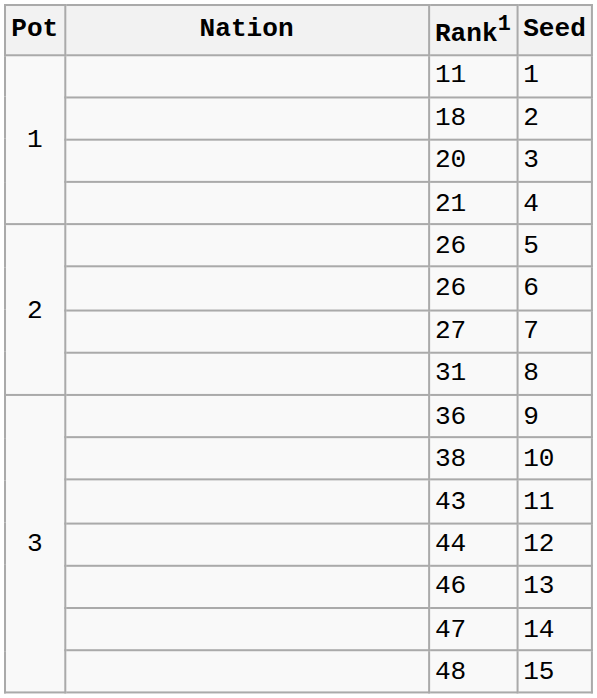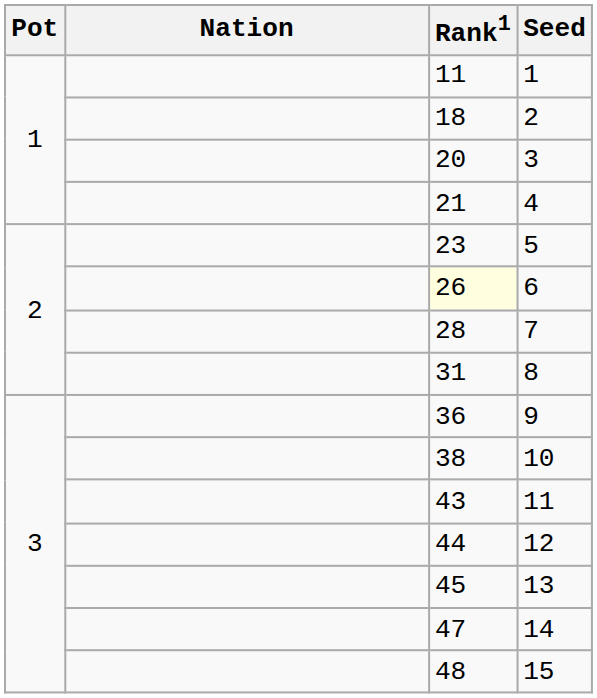(451, 246) 26 -> (451, 246) 23
(451, 289) no background -> (451, 289) lightyellow background
(451, 331) 27 -> (451, 331) 28
(451, 587) 46 -> (451, 587) 45
